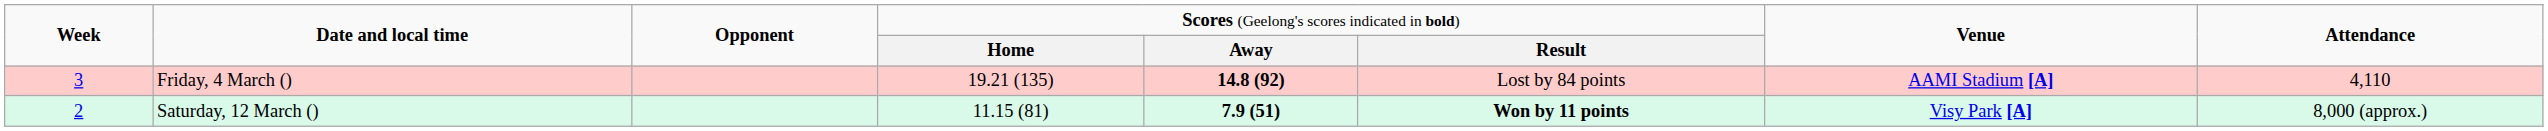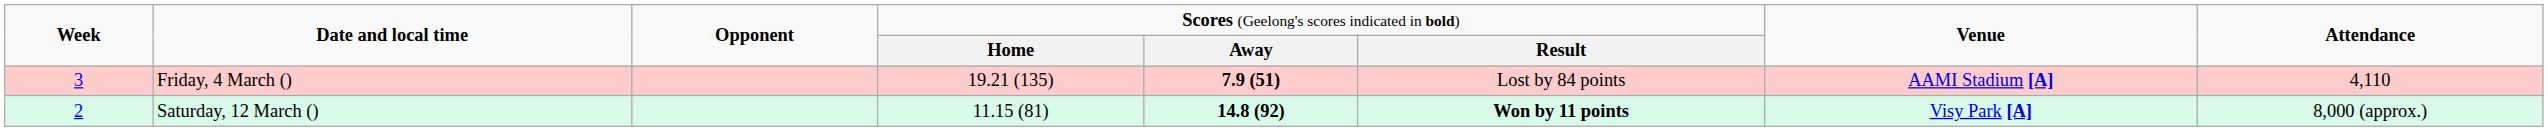(1251, 80) 14.8 (92) -> (1251, 80) 7.9 (51)
(1251, 111) 7.9 (51) -> (1251, 111) 14.8 (92)
